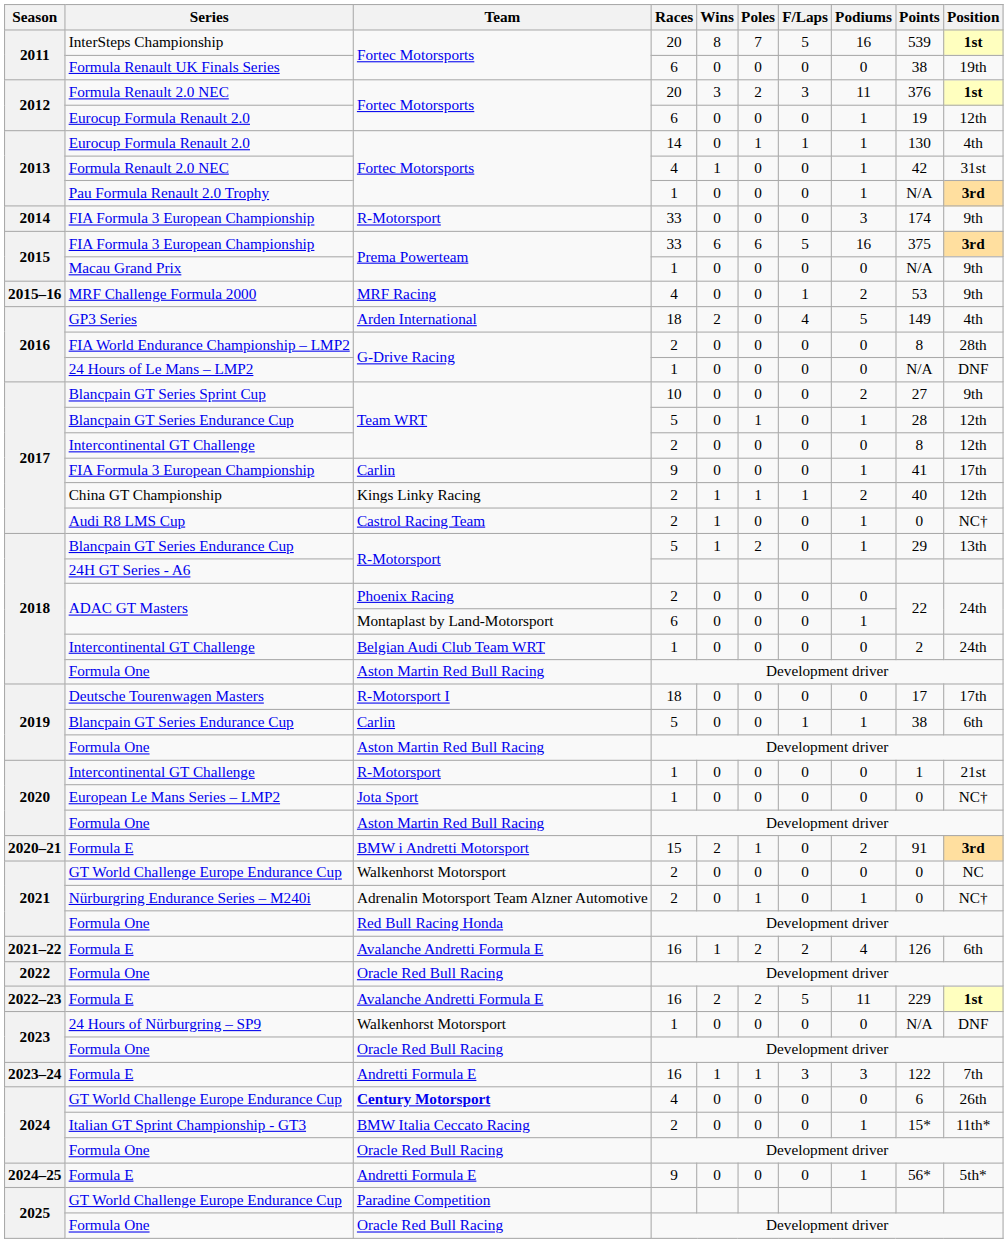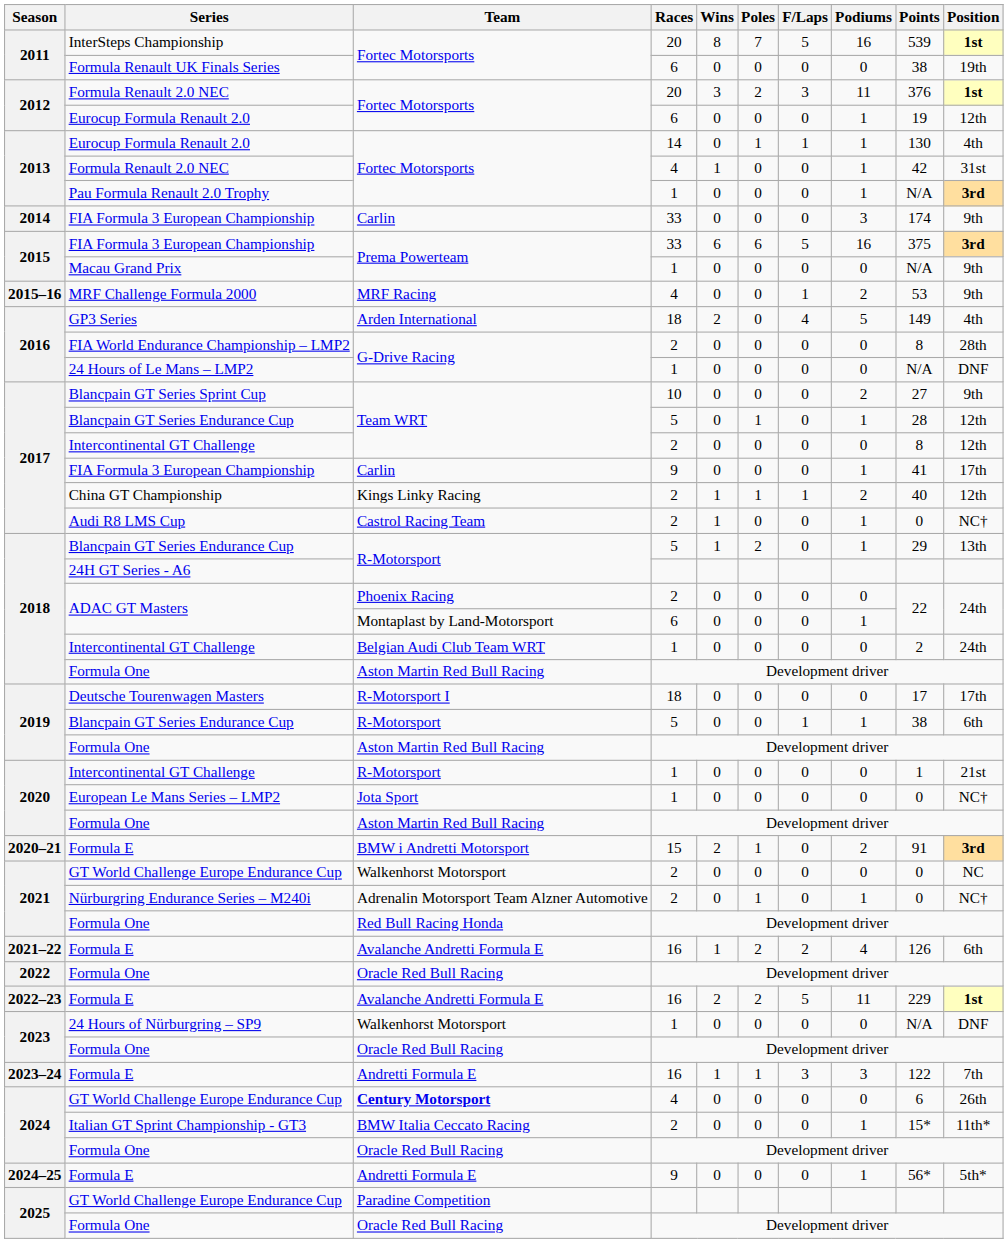(399, 218) R-Motorsport -> (376, 218) Carlin
(376, 722) Carlin -> (399, 722) R-Motorsport
